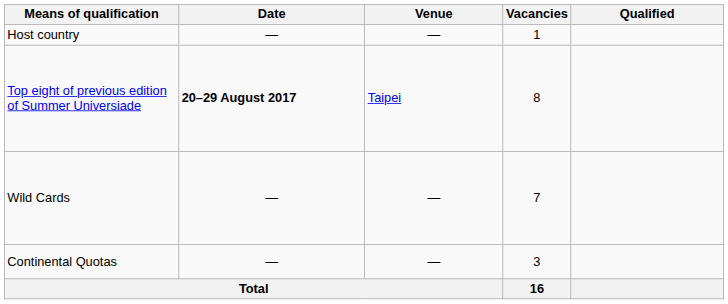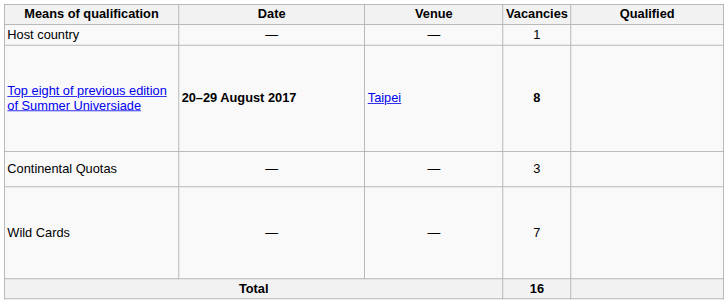(537, 98) normal -> (537, 98) bold
rows swapped: (62, 261) <-> (39, 197)
